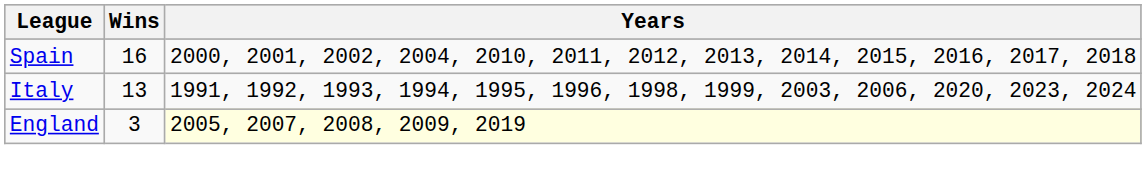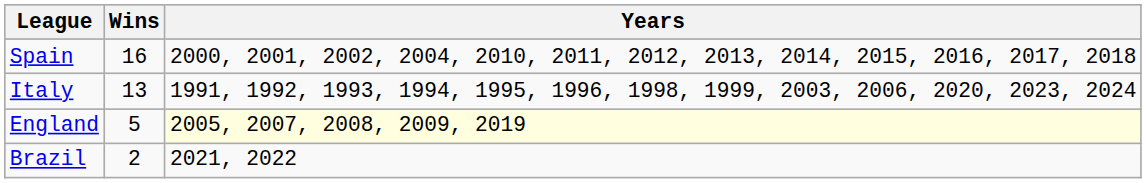(134, 126) 3 -> (134, 126) 5
+ row: (48, 160)
